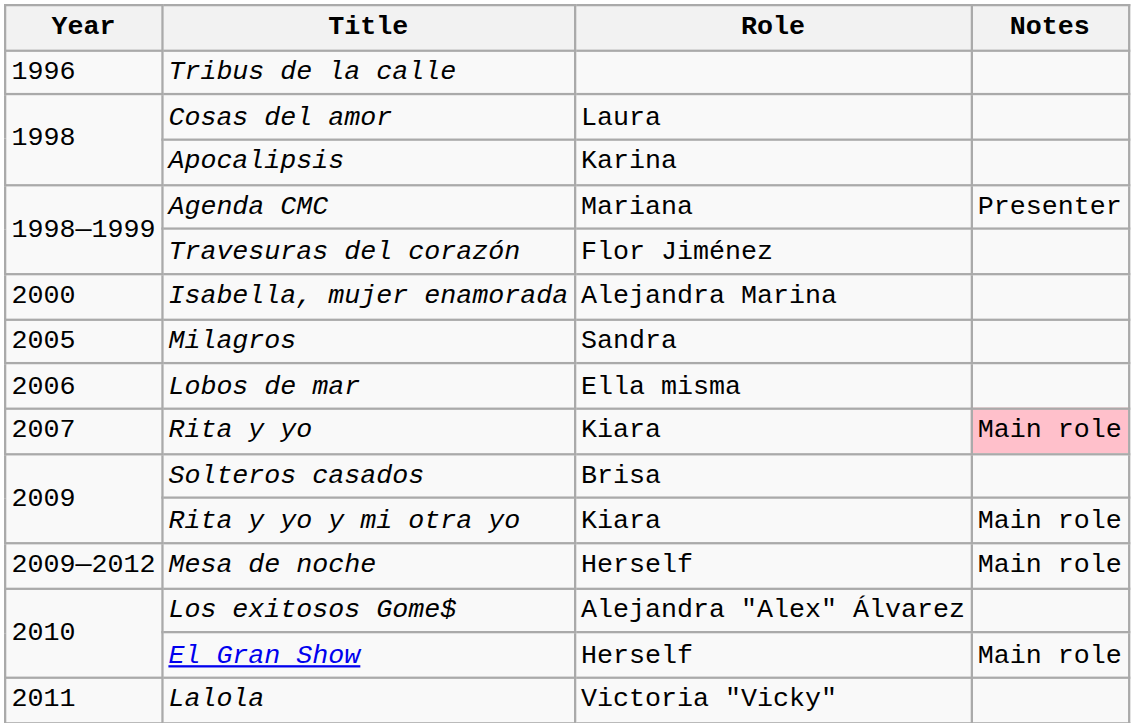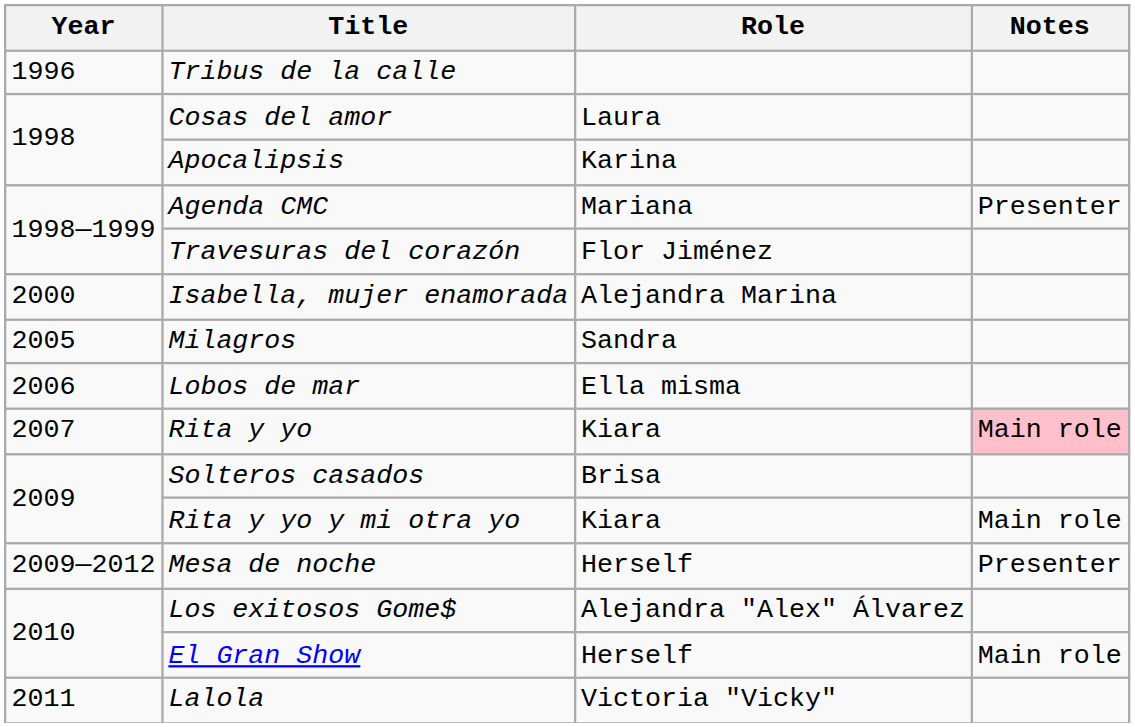(1050, 565) Main role -> (1050, 565) Presenter
